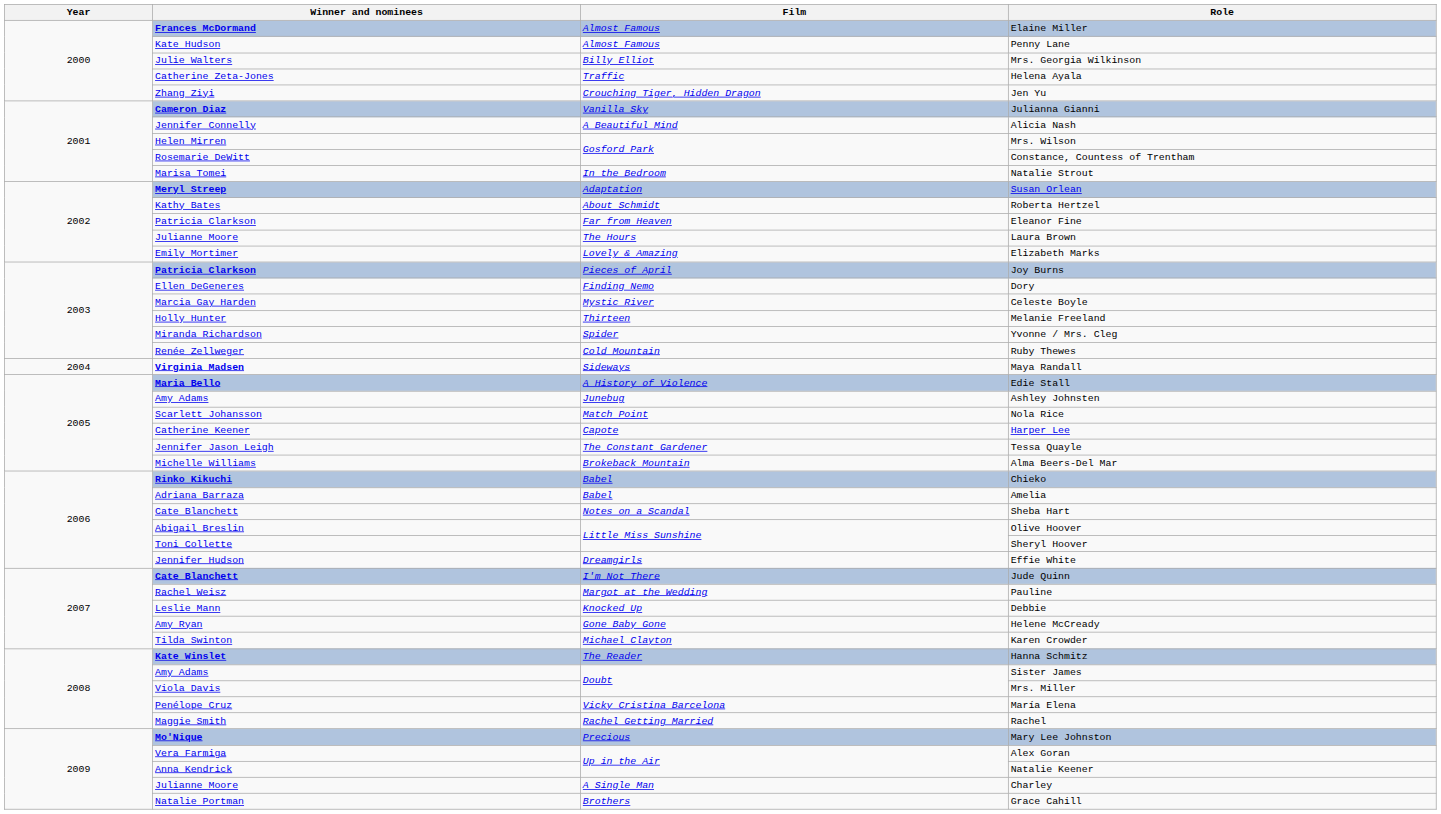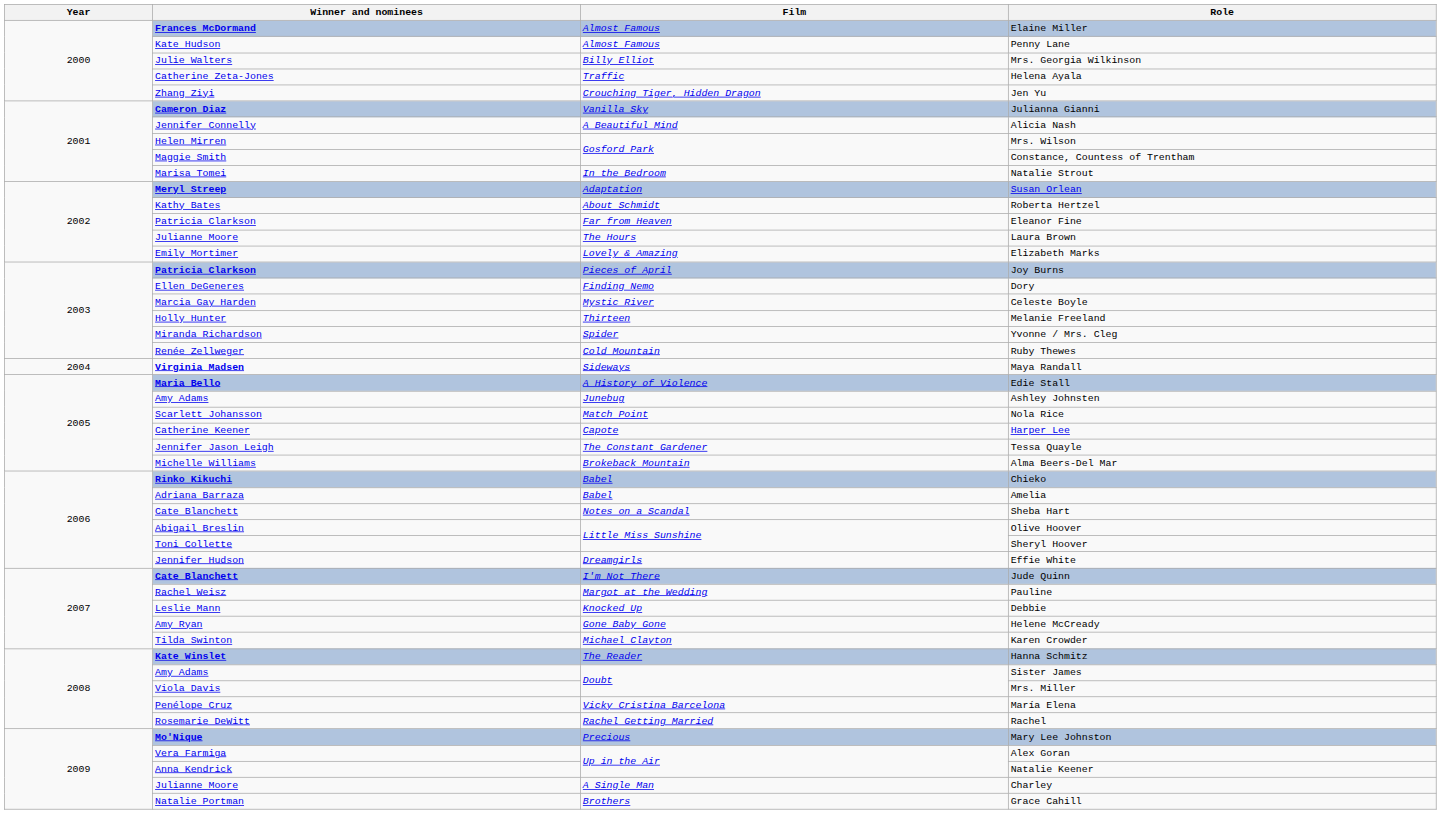(203, 157) Rosemarie DeWitt -> (191, 157) Maggie Smith
(191, 721) Maggie Smith -> (203, 721) Rosemarie DeWitt
